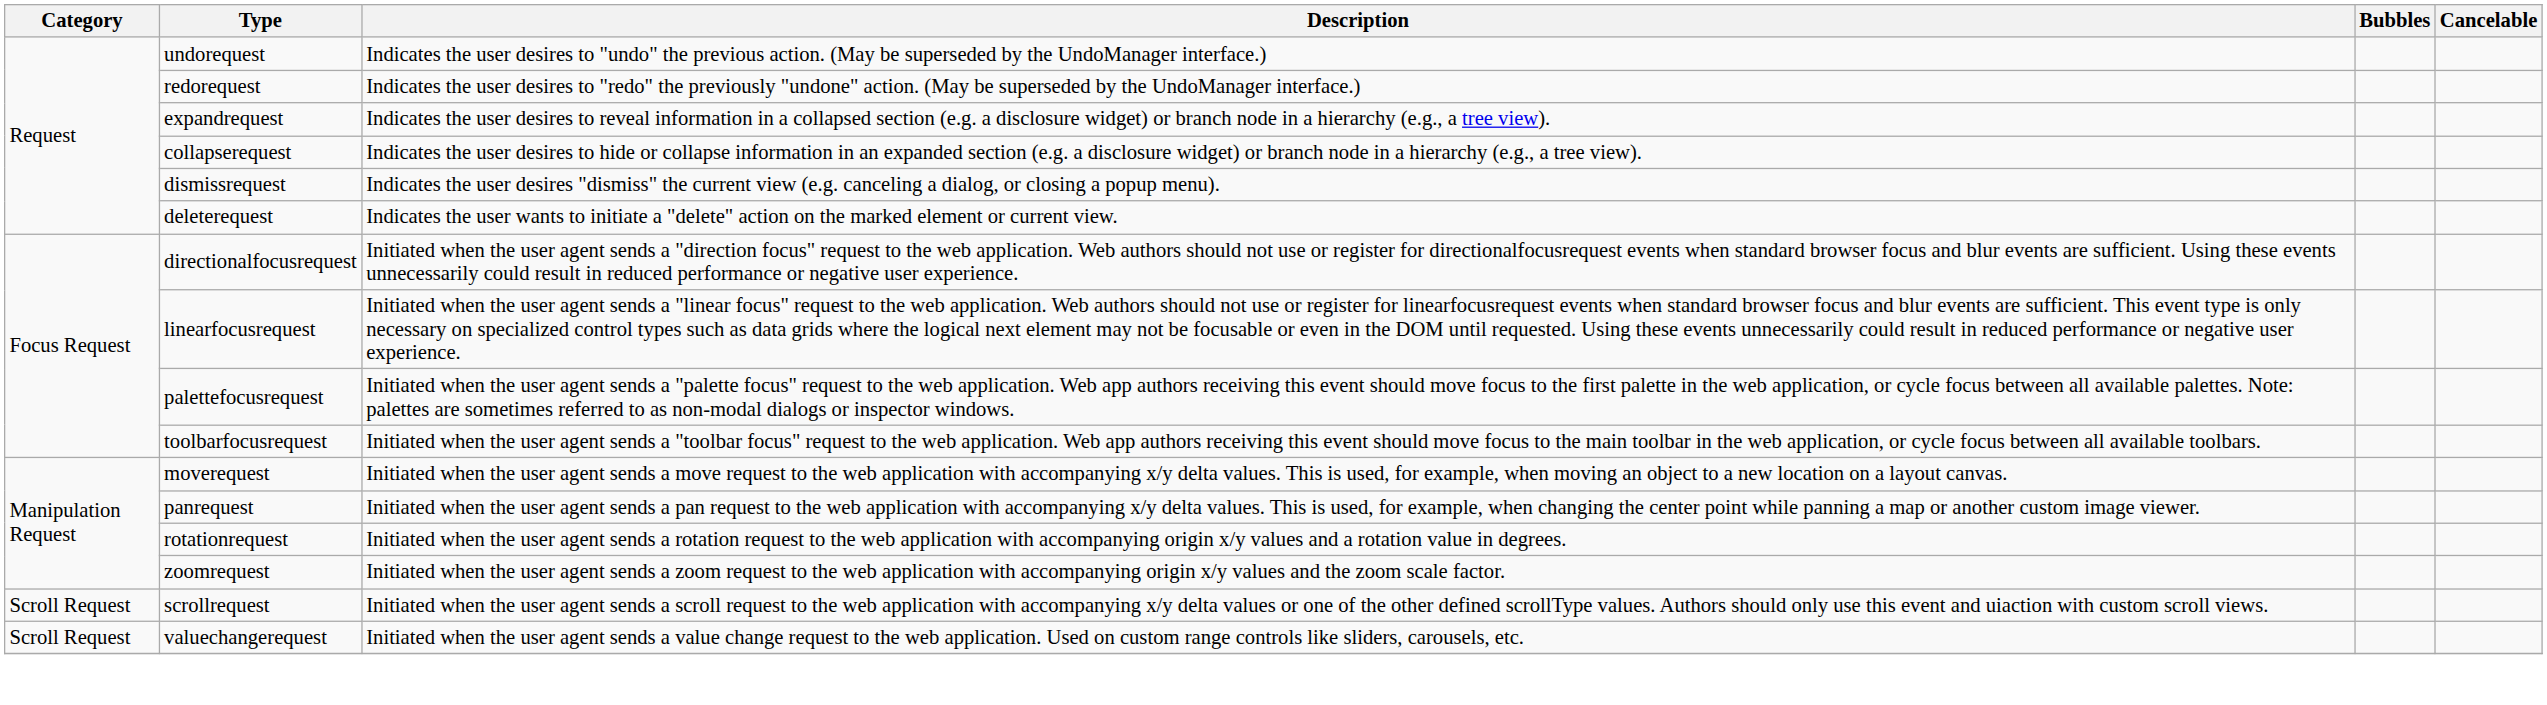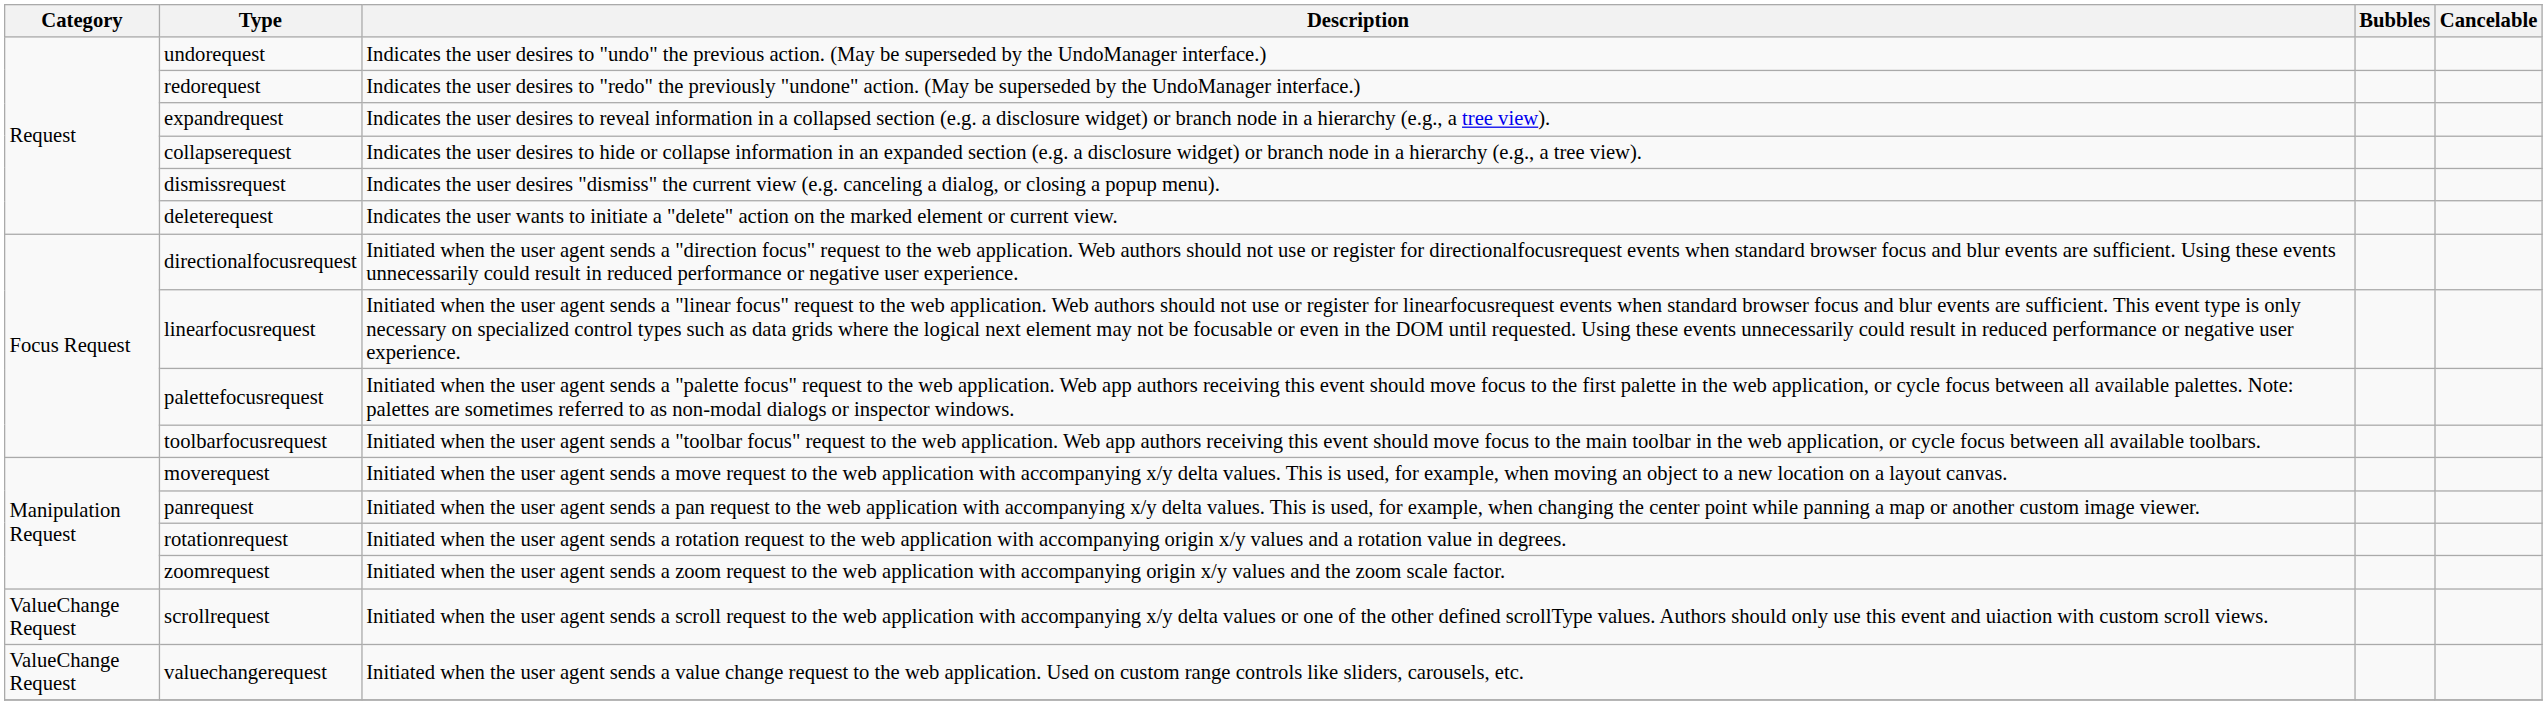(70, 604) Scroll Request -> (64, 616) ValueChange Request
(70, 637) Scroll Request -> (64, 672) ValueChange Request
